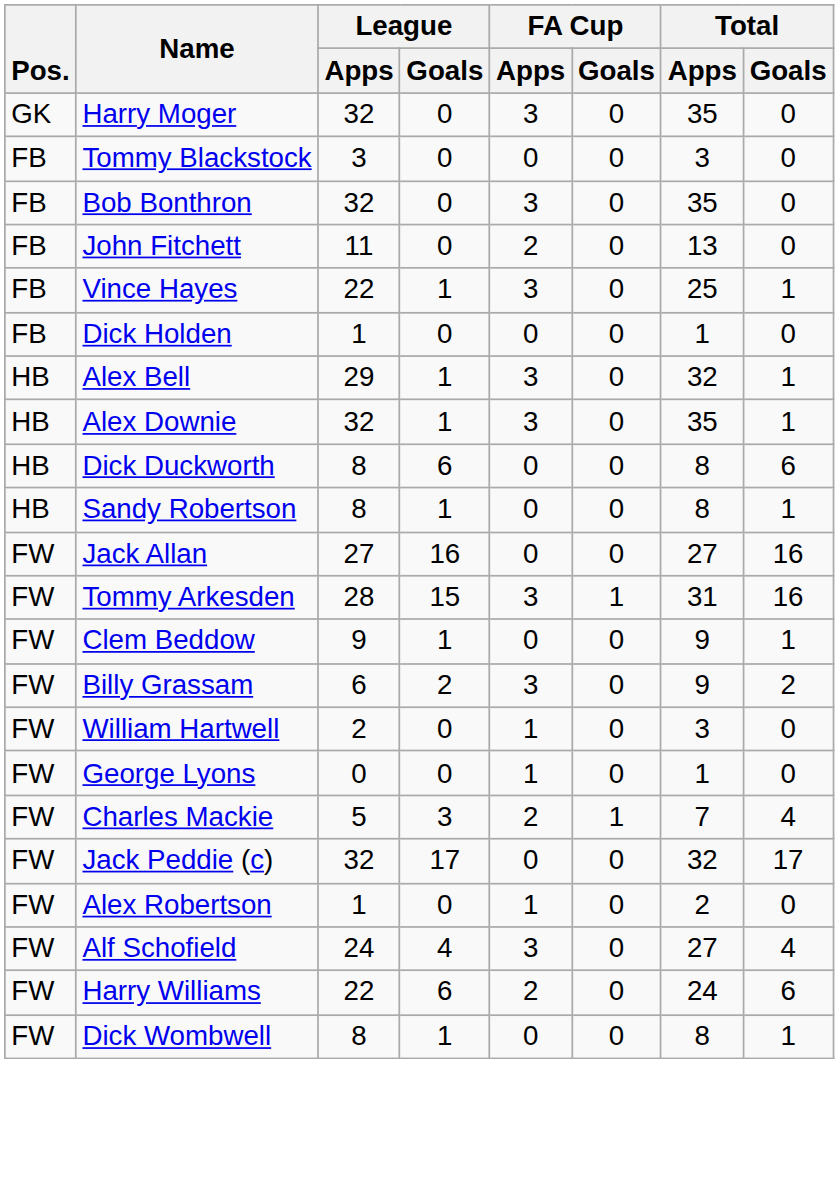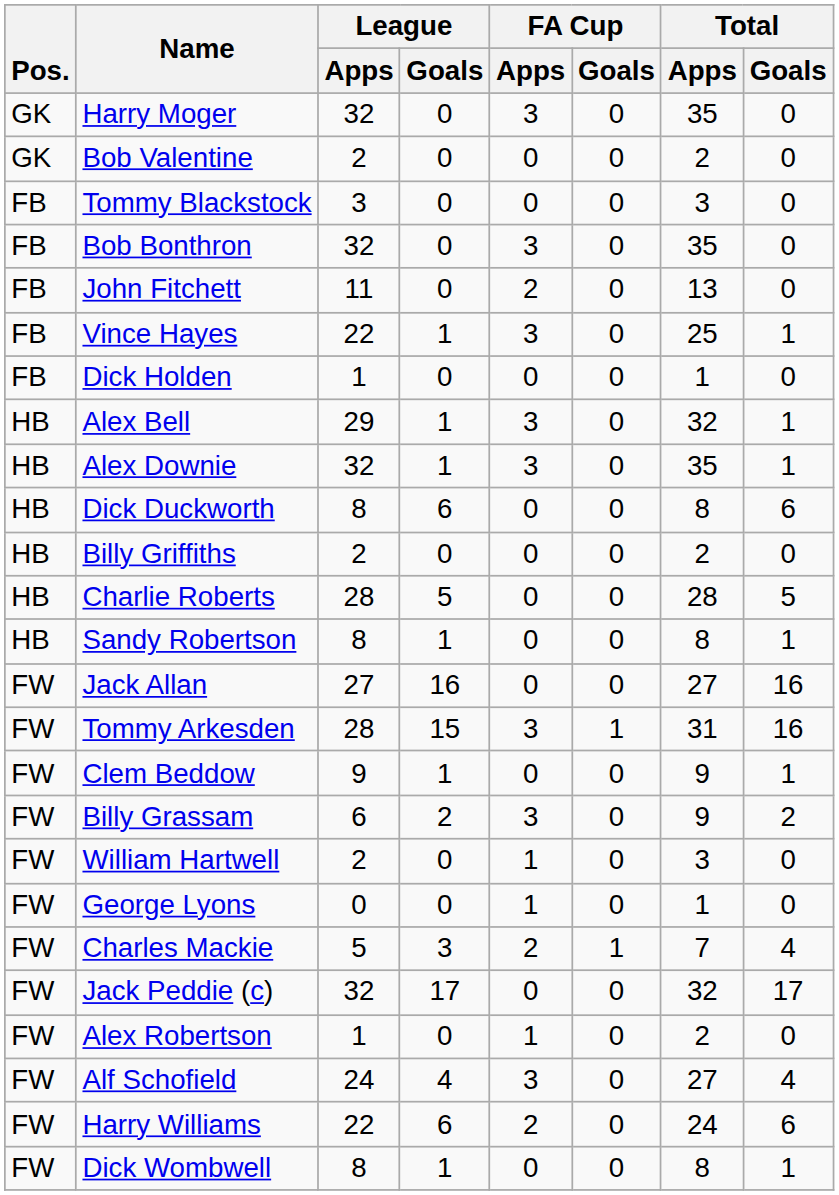+ row: (168, 158)
+ row: (159, 553)
+ row: (179, 597)
